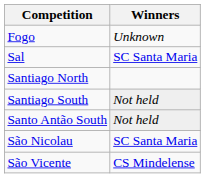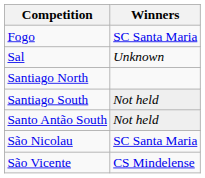(139, 36) Unknown -> (155, 36) SC Santa Maria
(155, 57) SC Santa Maria -> (139, 57) Unknown
